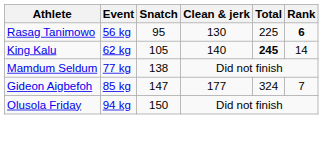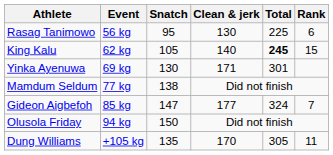(301, 32) bold -> (311, 32) normal
(301, 50) 14 -> (311, 50) 15
+ row: (46, 68)
+ row: (44, 141)
